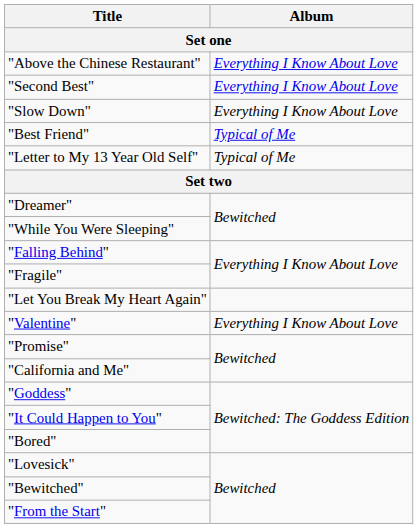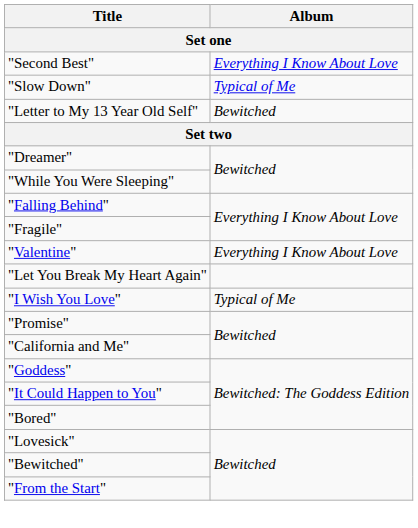- row: (104, 63)
(306, 110) Everything I Know About Love -> (254, 87) Typical of Me
- row: (48, 134)
(254, 157) Typical of Me -> (245, 110) Bewitched
rows swapped: (107, 299) <-> (42, 323)
+ row: (64, 299)
